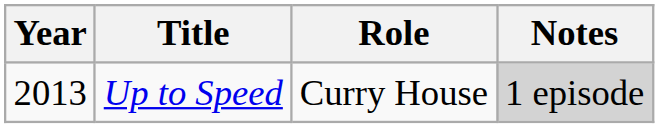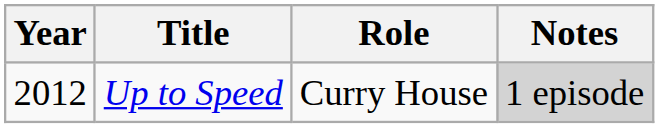(50, 91) 2013 -> (50, 91) 2012
